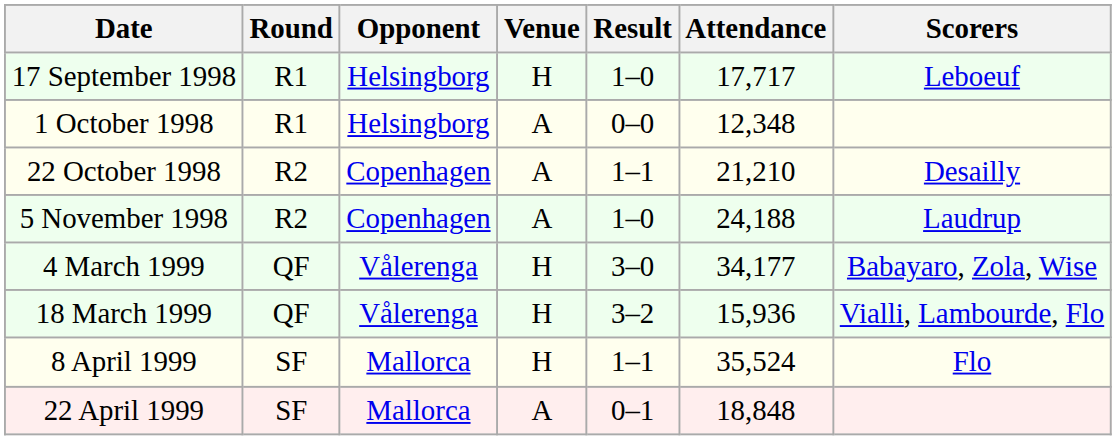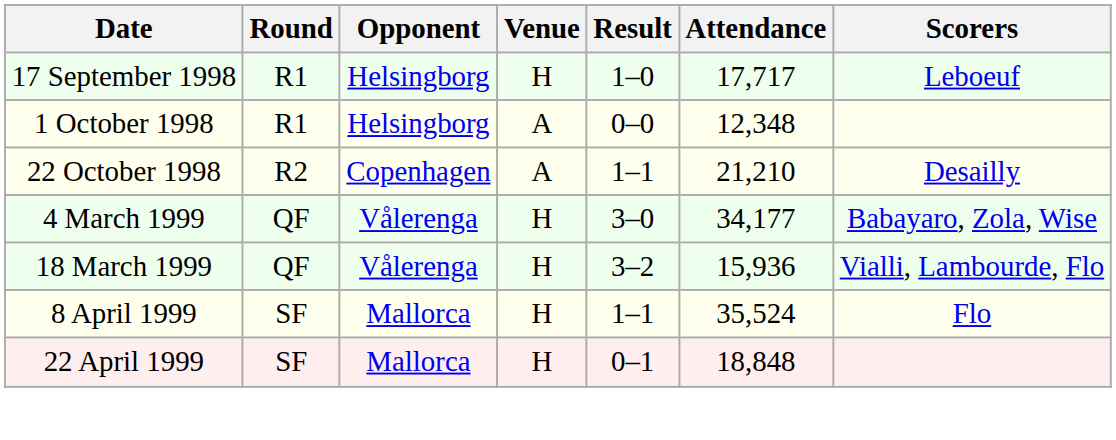- row: (124, 218)
(542, 409) A -> (542, 361) H
